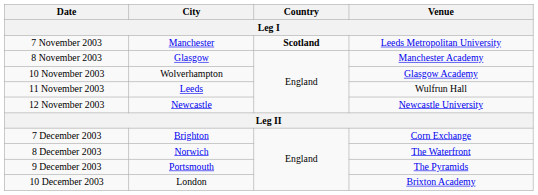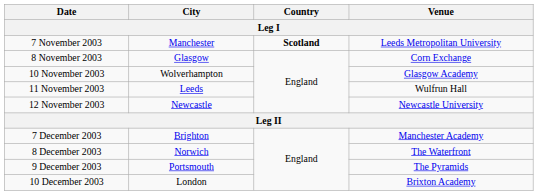(441, 58) Manchester Academy -> (441, 58) Corn Exchange
(441, 136) Corn Exchange -> (441, 136) Manchester Academy
